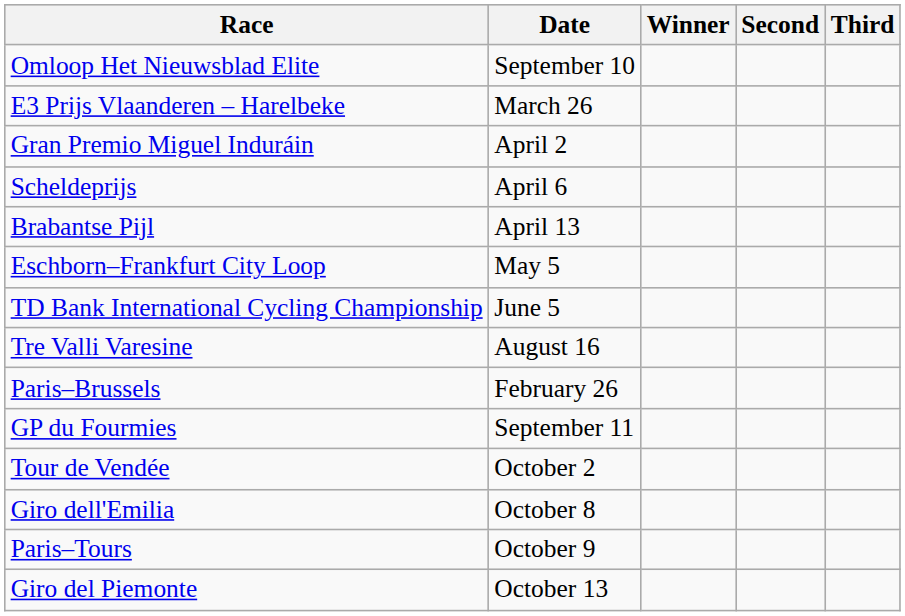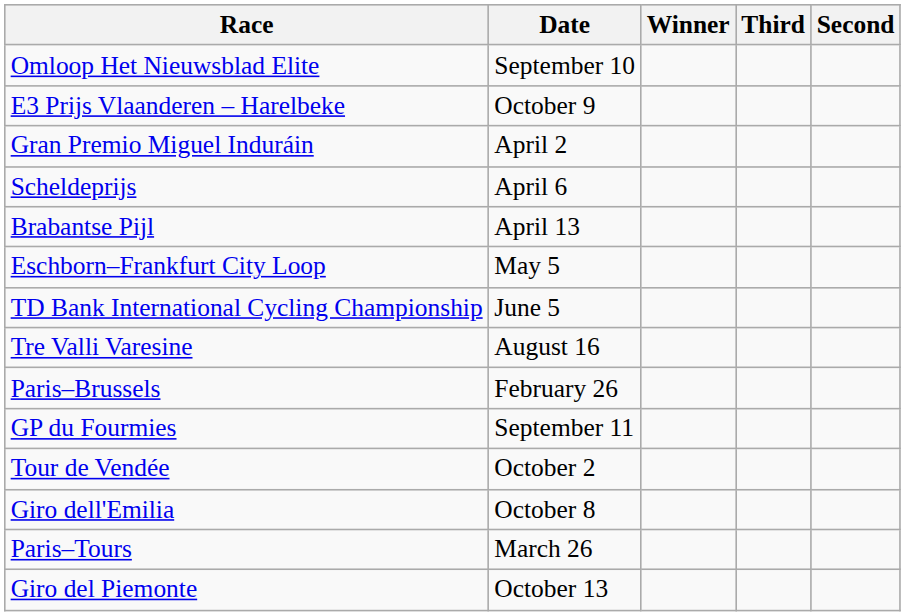columns swapped: (780, 24) <-> (863, 24)
(543, 105) March 26 -> (545, 105) October 9
(545, 549) October 9 -> (543, 549) March 26
